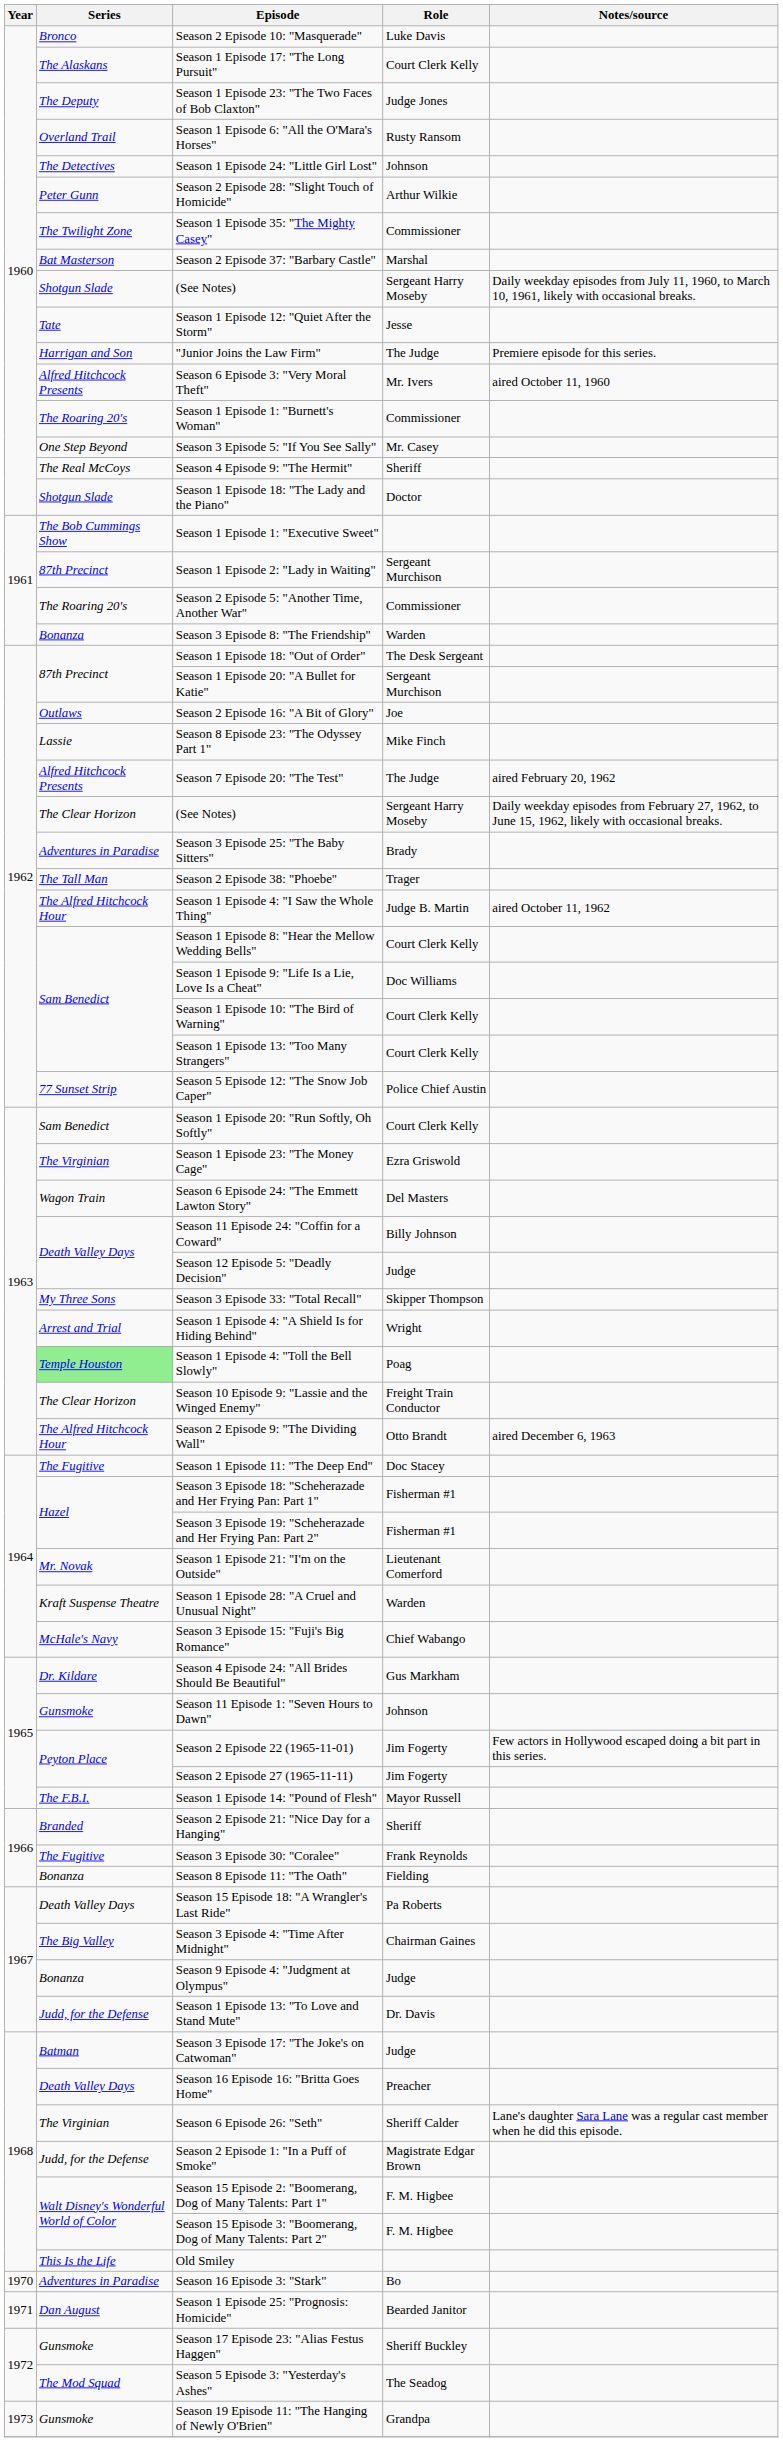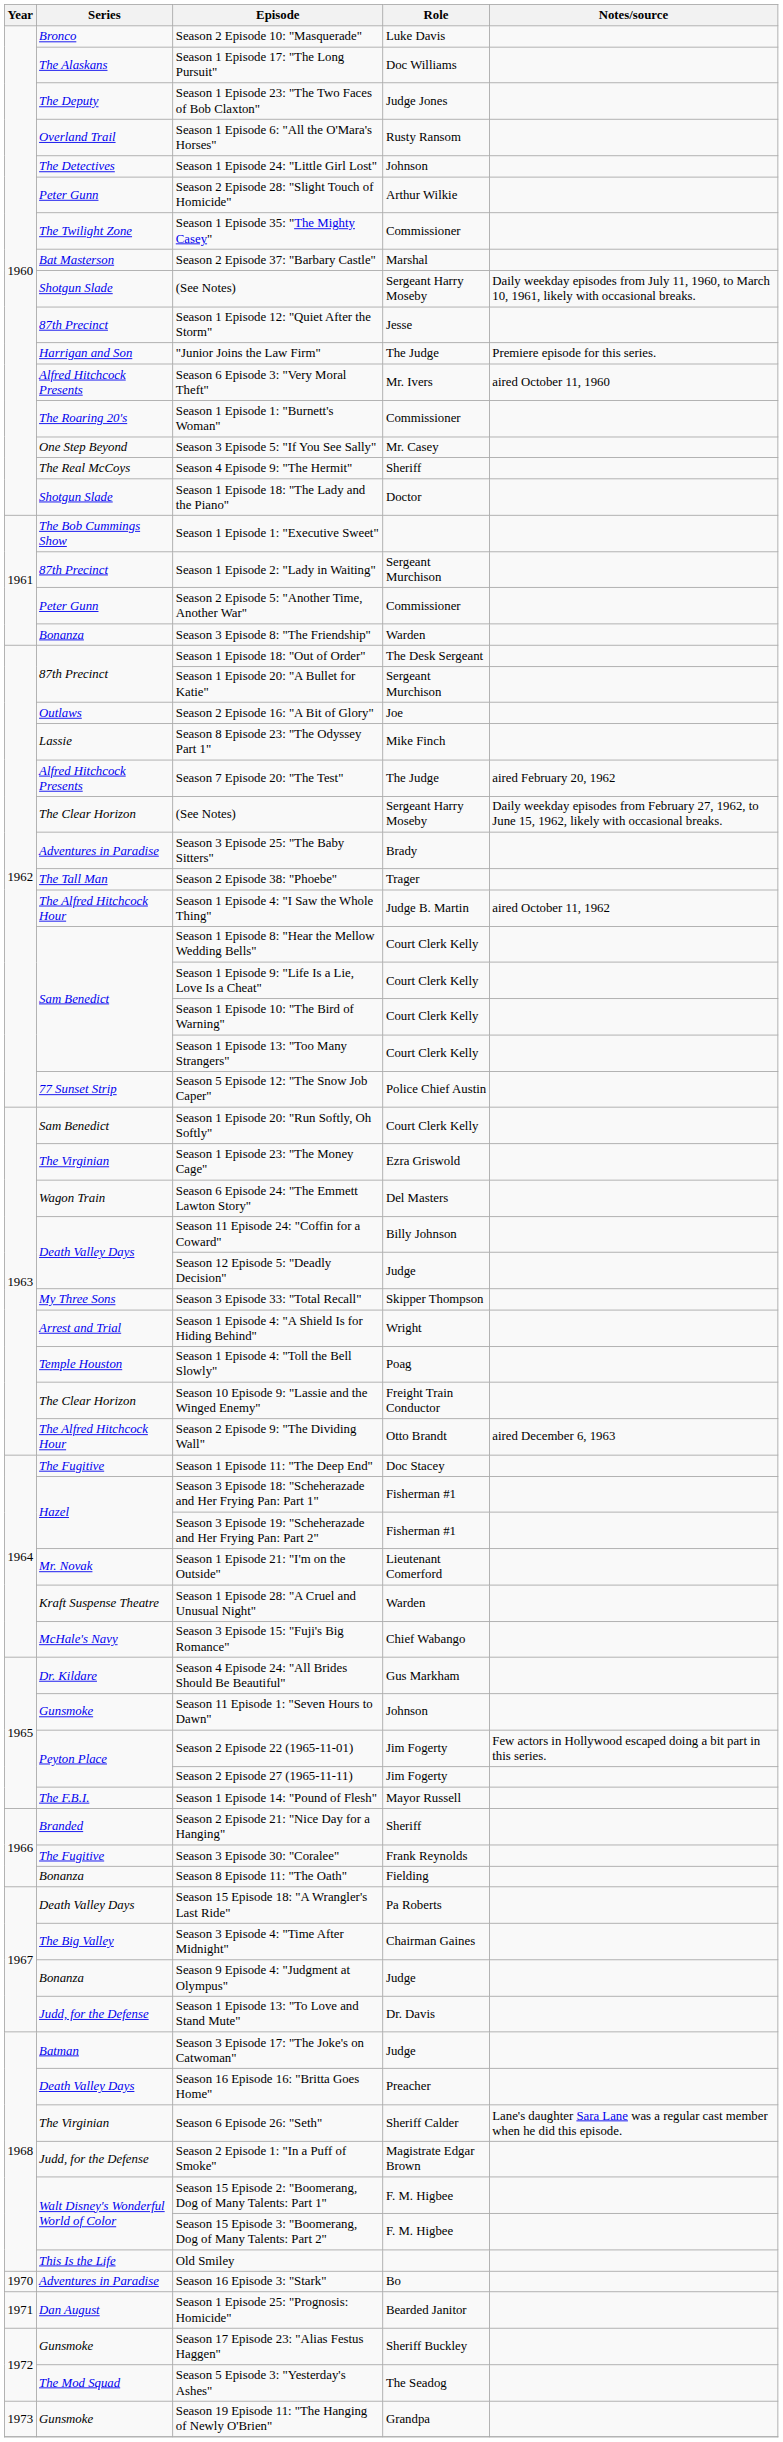(432, 65) Court Clerk Kelly -> (421, 65) Doc Williams
(50, 325) Tate -> (74, 325) 87th Precinct
(83, 606) The Roaring 20's -> (69, 606) Peter Gunn
(421, 980) Doc Williams -> (432, 980) Court Clerk Kelly
(81, 1364) lightgreen background -> (81, 1364) no background
